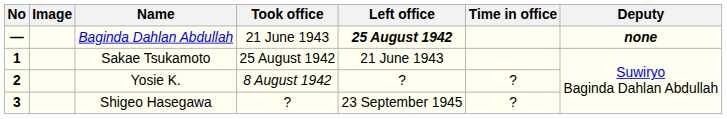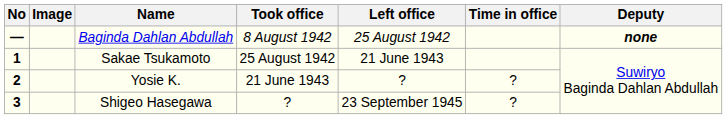(287, 37) 21 June 1943 -> (287, 37) 8 August 1942
(402, 37) bold -> (402, 37) normal
(287, 80) 8 August 1942 -> (287, 80) 21 June 1943
